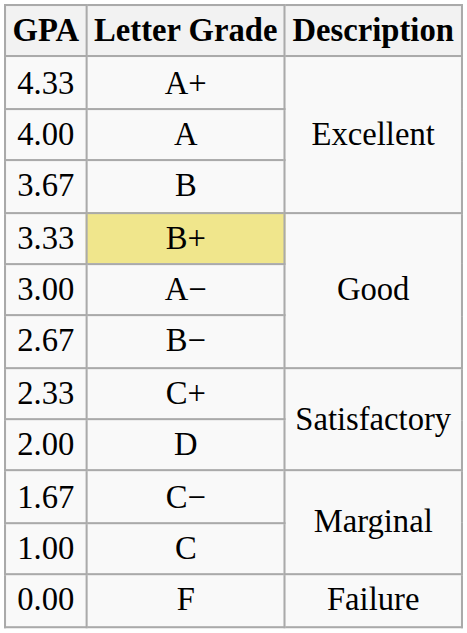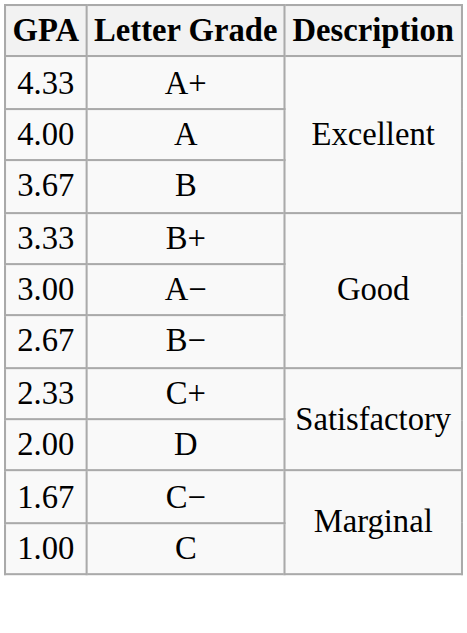(186, 237) khaki background -> (186, 237) no background
- row: (46, 599)
